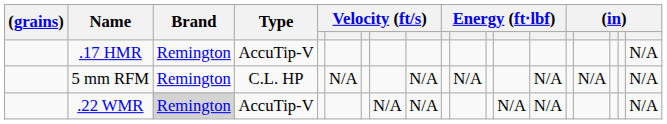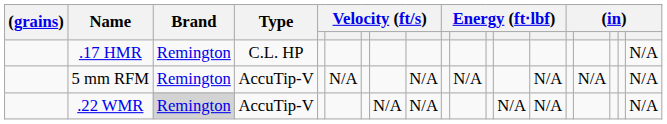(276, 52) AccuTip-V -> (276, 52) C.L. HP
(276, 79) C.L. HP -> (276, 79) AccuTip-V
